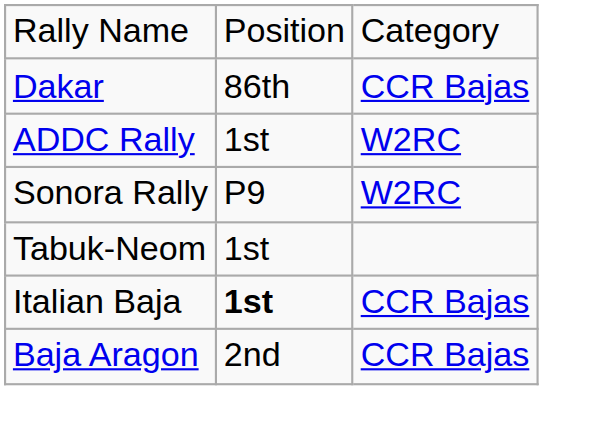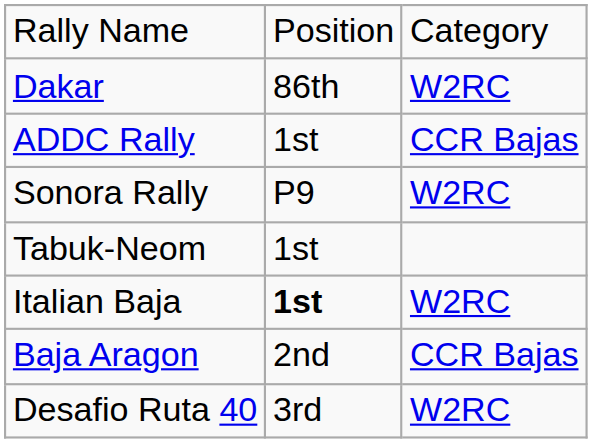(445, 85) CCR Bajas -> (460, 85) W2RC
(411, 139) W2RC -> (494, 139) CCR Bajas
(445, 301) CCR Bajas -> (460, 301) W2RC
+ row: (135, 409)
